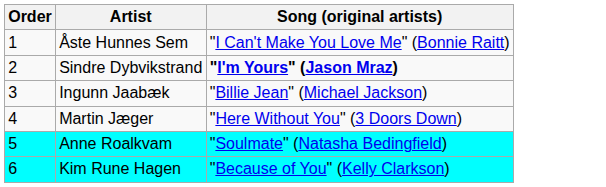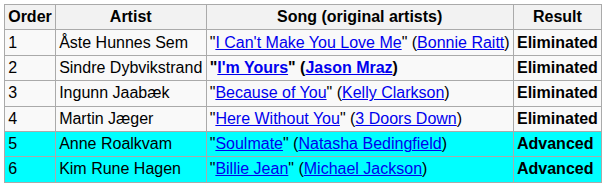+ column: (557, 17)
(319, 93) "Billie Jean" (Michael Jackson) -> (330, 93) "Because of You" (Kelly Clarkson)
(330, 169) "Because of You" (Kelly Clarkson) -> (319, 169) "Billie Jean" (Michael Jackson)
